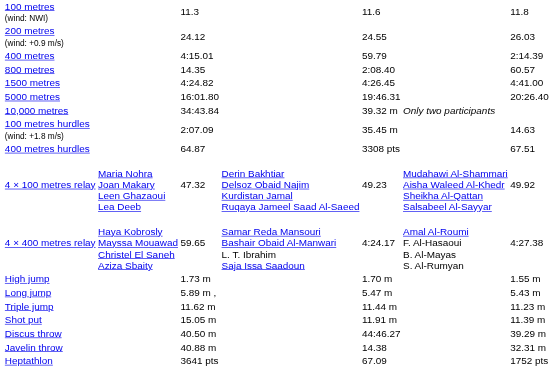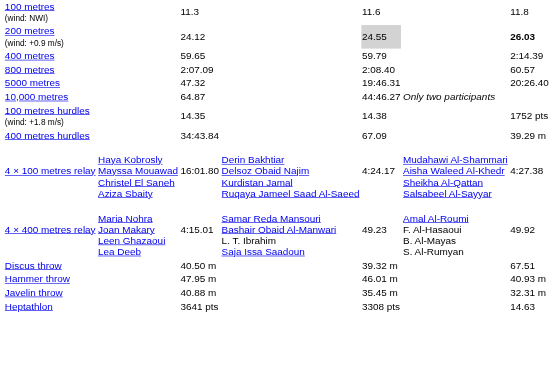(374, 37) no background -> (374, 37) lightgrey background
(523, 37) normal -> (523, 37) bold
(197, 56) 4:15.01 -> (193, 56) 59.65
(193, 69) 14.35 -> (197, 69) 2:07.09
- row: (32, 83)
(200, 97) 16:01.80 -> (193, 83) 47.32
(200, 110) 34:43.84 -> (193, 97) 64.87
(380, 110) 39.32 m -> (381, 97) 44:46.27
(197, 130) 2:07.09 -> (193, 116) 14.35
(380, 130) 35.45 m -> (374, 116) 14.38
(523, 130) 14.63 -> (529, 116) 1752 pts
(193, 149) 64.87 -> (200, 135) 34:43.84
(381, 149) 3308 pts -> (374, 135) 67.09
(523, 149) 67.51 -> (528, 135) 39.29 m
(132, 190) Maria Nohra Joan Makary Leen Ghazaoui Lea Deeb -> (138, 177) Haya Kobrosly Mayssa Mouawad Christel El Saneh Aziza Sbaity
(193, 185) 47.32 -> (200, 171) 16:01.80
(374, 185) 49.23 -> (378, 171) 4:24.17
(523, 185) 49.92 -> (527, 171) 4:27.38
(138, 249) Haya Kobrosly Mayssa Mouawad Christel El Saneh Aziza Sbaity -> (132, 235) Maria Nohra Joan Makary Leen Ghazaoui Lea Deeb
(193, 243) 59.65 -> (197, 229) 4:15.01
(378, 243) 4:24.17 -> (374, 229) 49.23
(527, 243) 4:27.38 -> (523, 229) 49.92
- row: (27, 279)
- row: (28, 293)
- row: (29, 306)
- row: (23, 320)
(381, 333) 44:46.27 -> (380, 265) 39.32 m
(528, 333) 39.29 m -> (523, 265) 67.51
+ row: (37, 279)
(374, 347) 14.38 -> (380, 293) 35.45 m
(374, 361) 67.09 -> (381, 306) 3308 pts
(529, 361) 1752 pts -> (523, 306) 14.63
